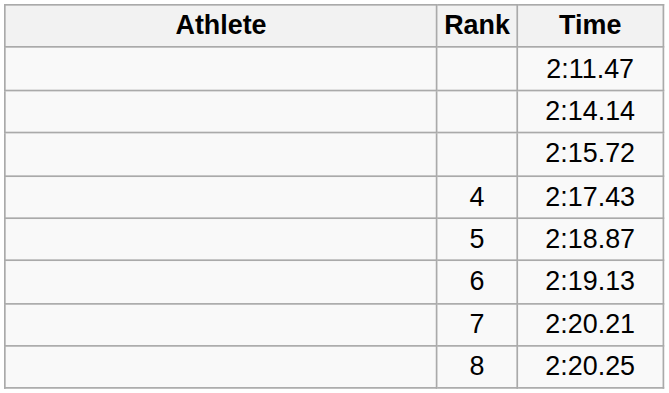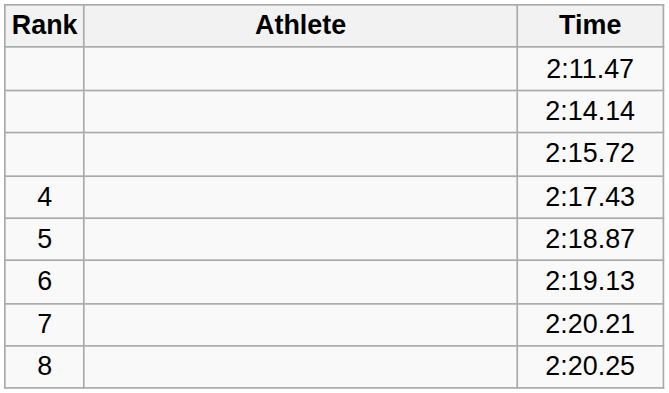columns swapped: (477, 25) <-> (221, 25)
